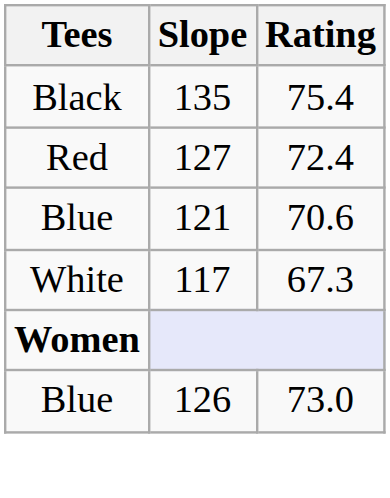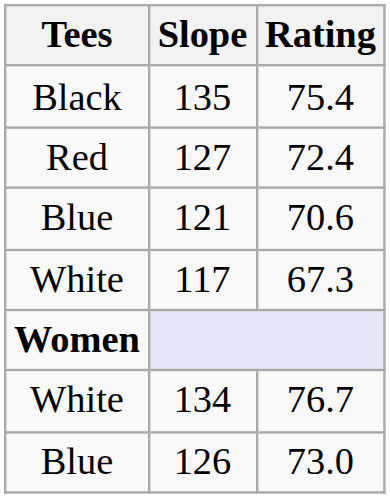+ row: (202, 400)
